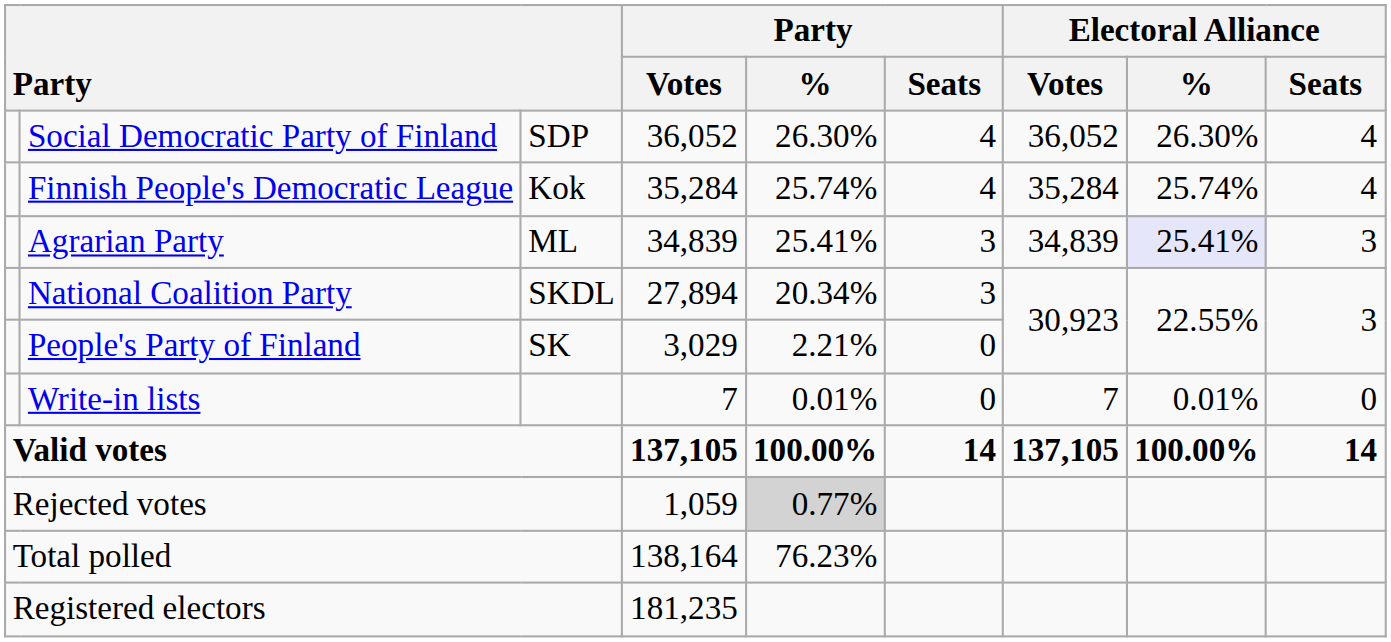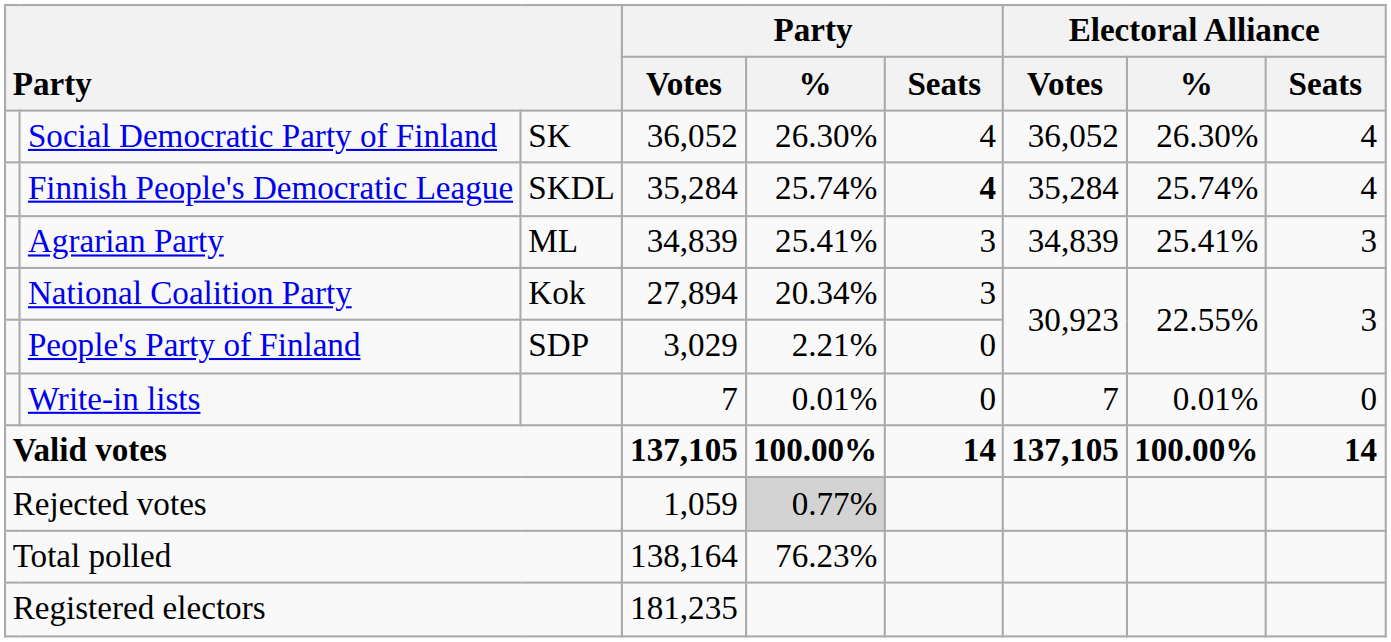(559, 135) SDP -> (550, 135) SK
(557, 188) Kok -> (572, 188) SKDL
(988, 188) normal -> (988, 188) bold
(1207, 240) lavender background -> (1207, 240) no background
(572, 293) SKDL -> (557, 293) Kok
(550, 345) SK -> (559, 345) SDP
